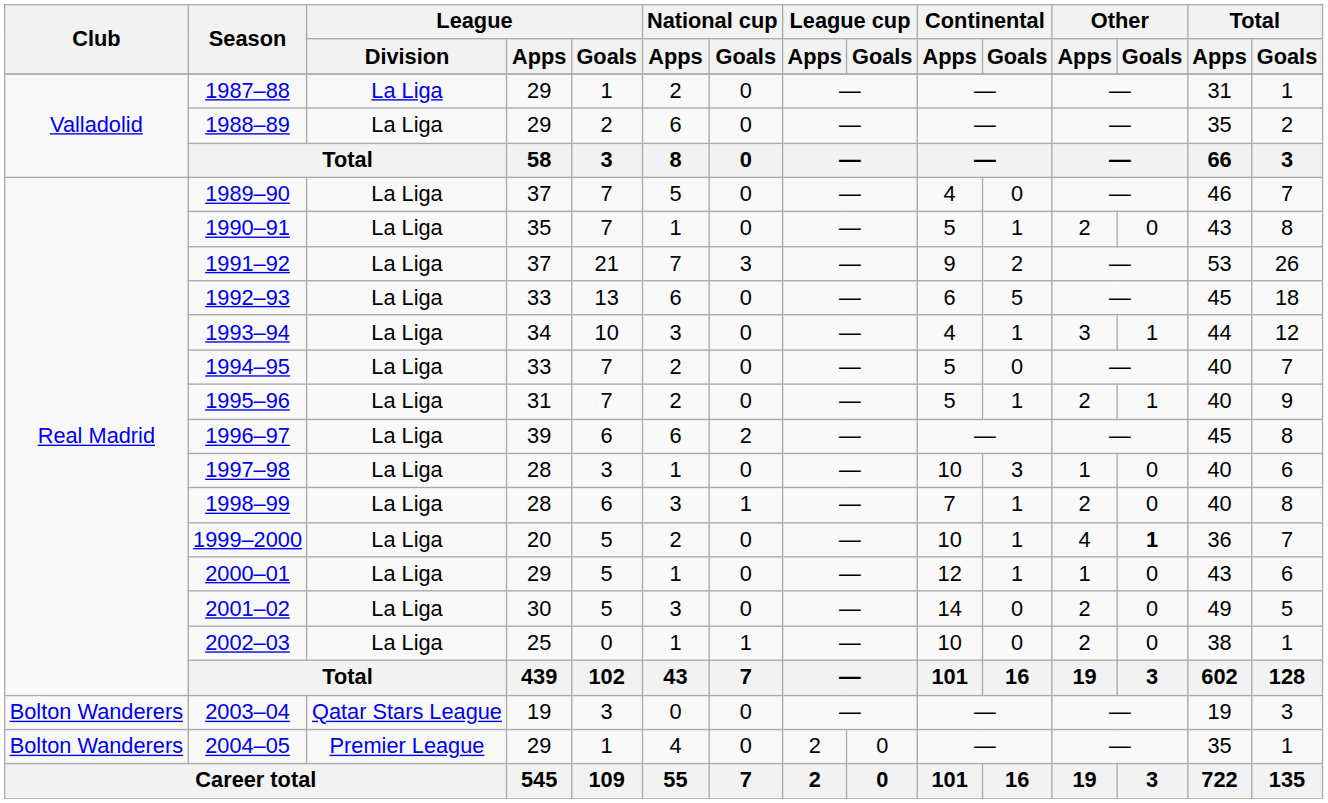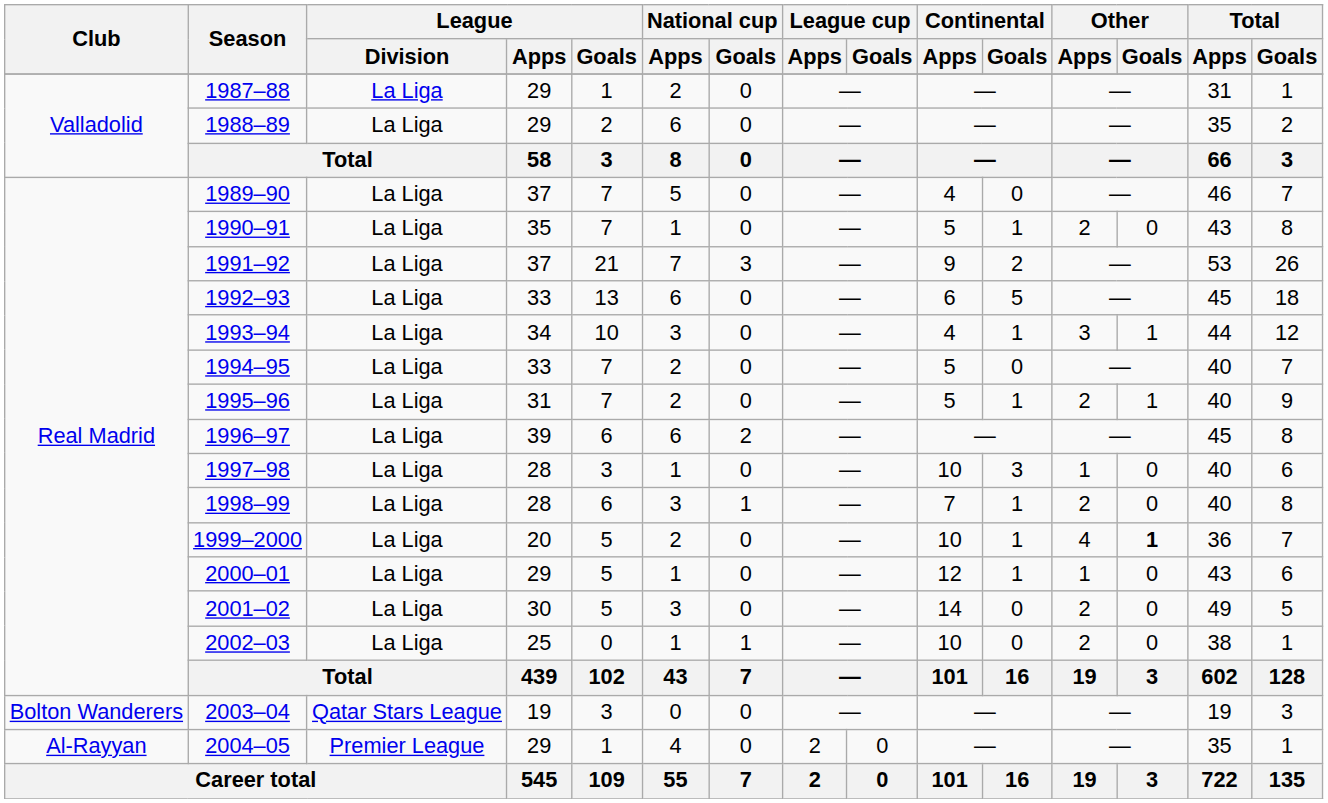(96, 746) Bolton Wanderers -> (96, 746) Al-Rayyan
